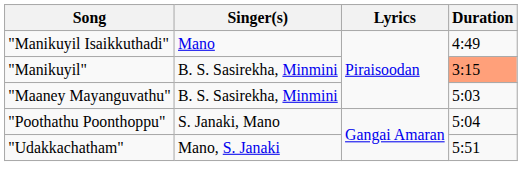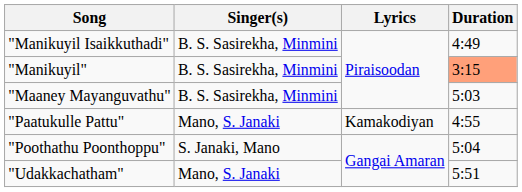(196, 43) Mano -> (258, 43) B. S. Sasirekha, Minmini
+ row: (66, 121)
